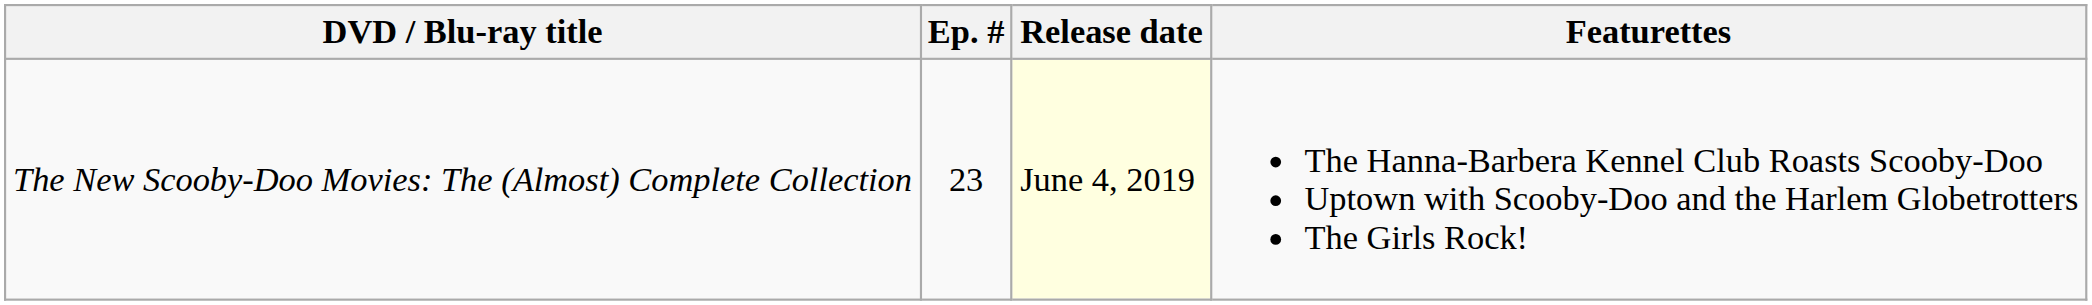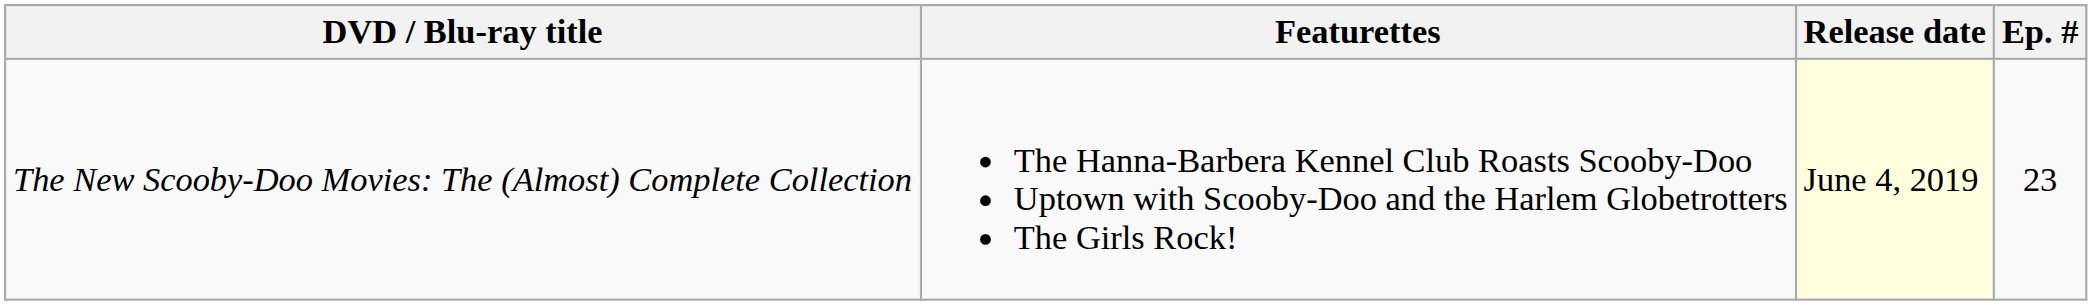columns swapped: (966, 31) <-> (1648, 31)
